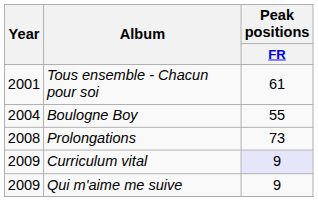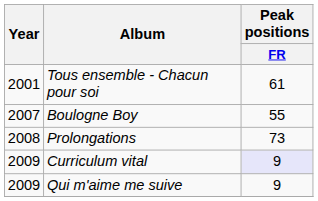(24, 115) 2004 -> (24, 115) 2007
